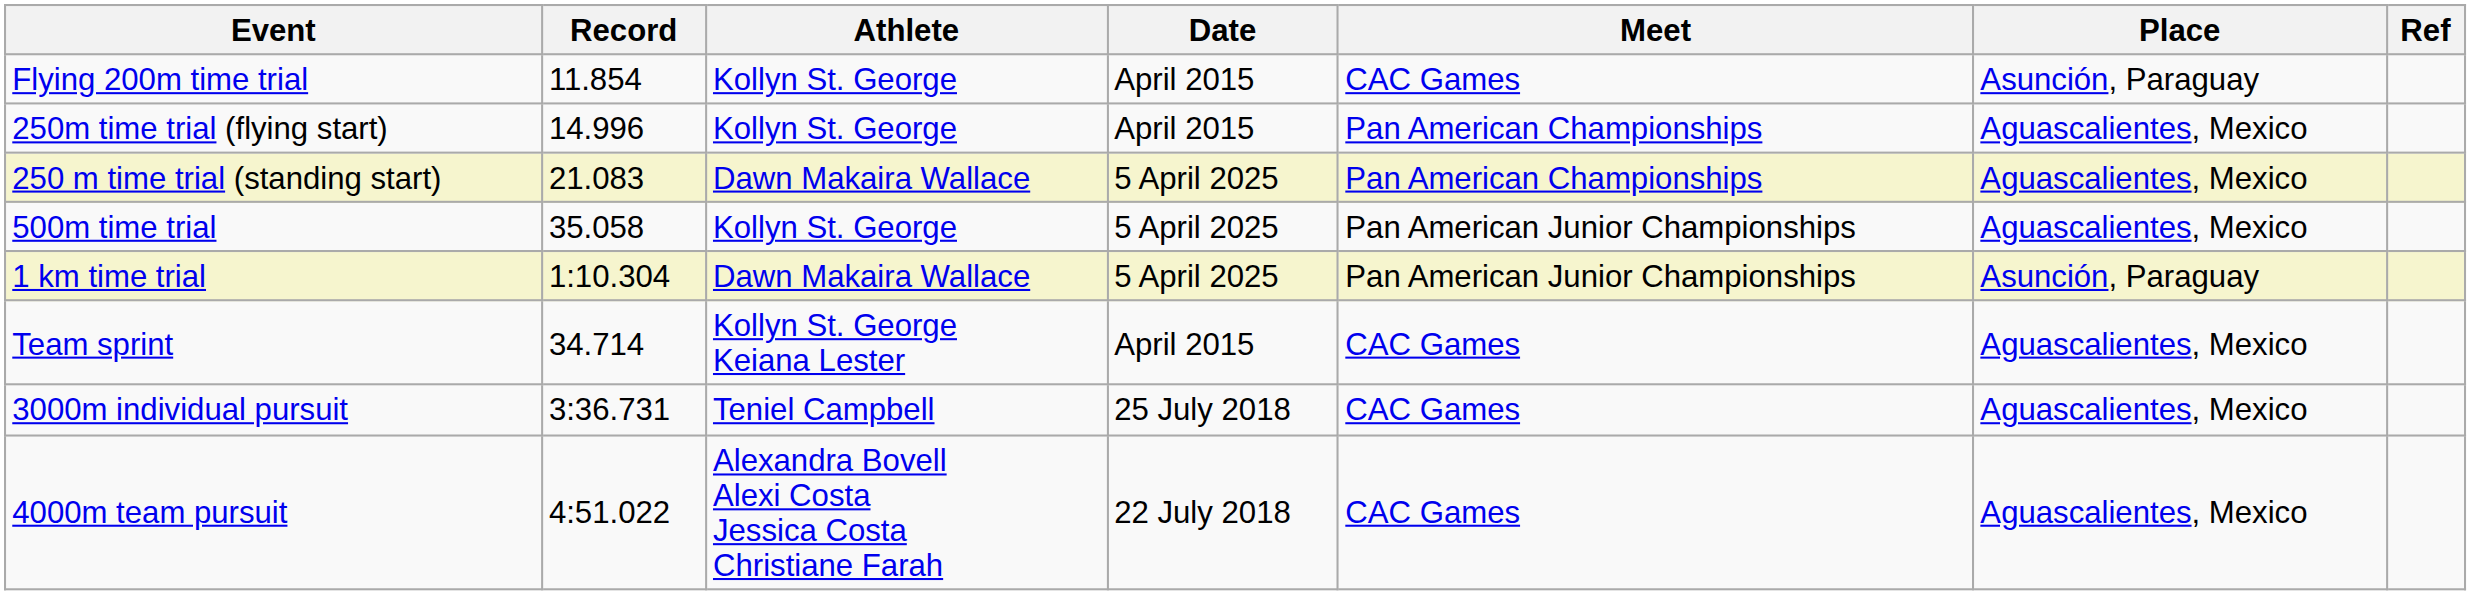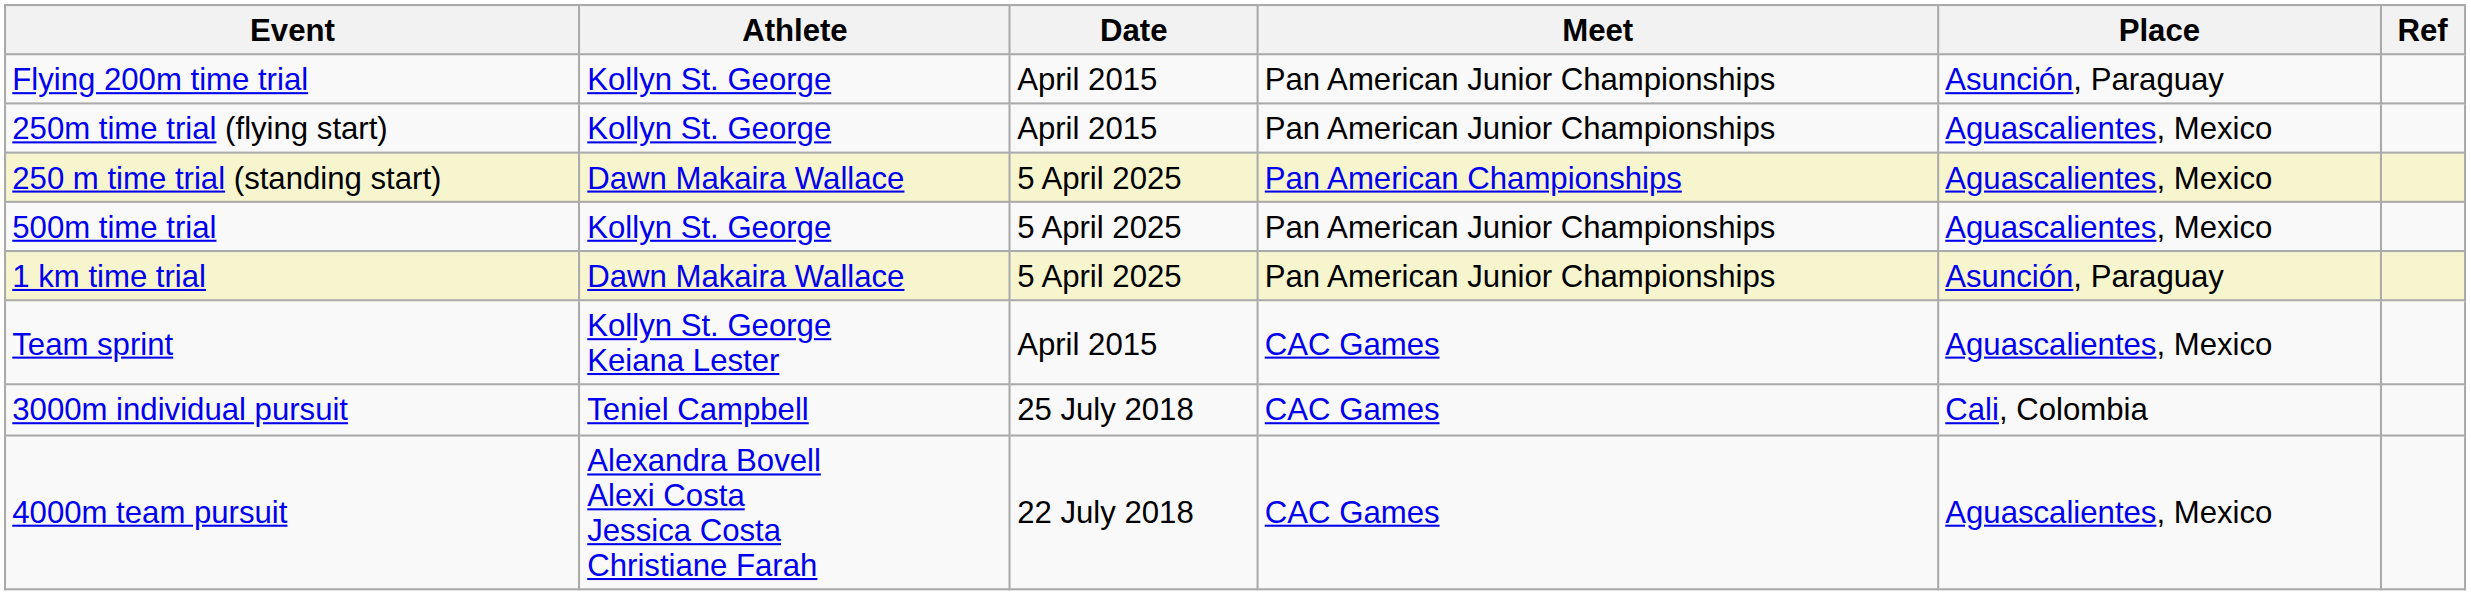- column: (624, 30)
(1433, 79) CAC Games -> (1520, 79) Pan American Junior Championships
(1554, 129) Pan American Championships -> (1520, 129) Pan American Junior Championships
(2144, 410) Aguascalientes, Mexico -> (2046, 410) Cali, Colombia
